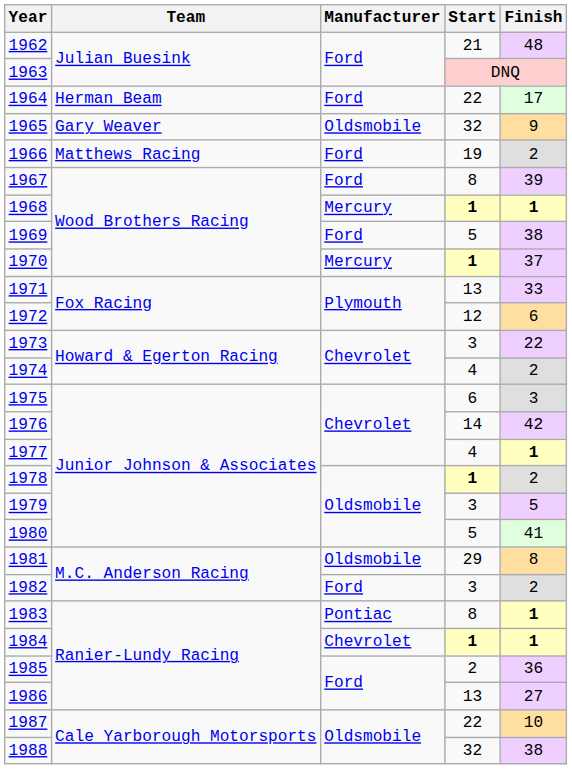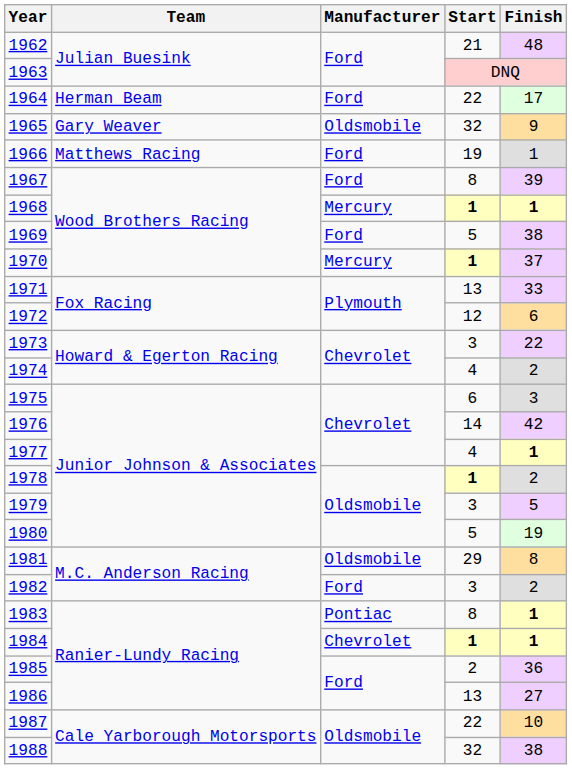(533, 154) 2 -> (533, 154) 1
(533, 533) 41 -> (533, 533) 19
